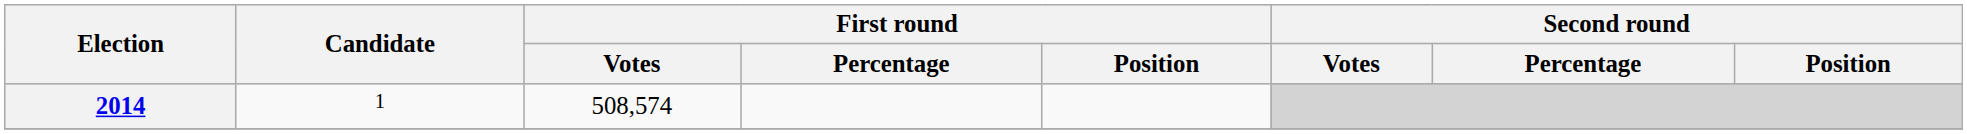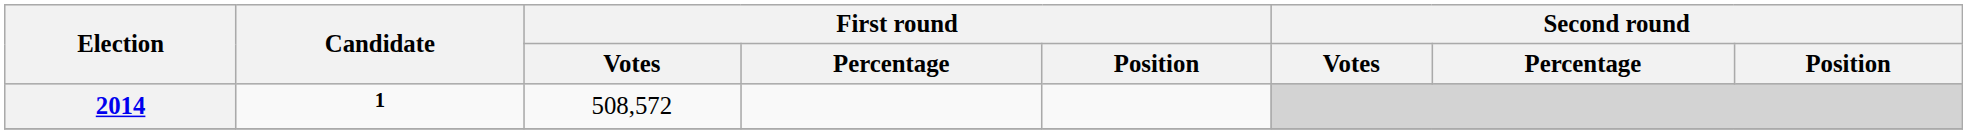(380, 101) normal -> (380, 106) bold
(632, 106) 508,574 -> (632, 106) 508,572
